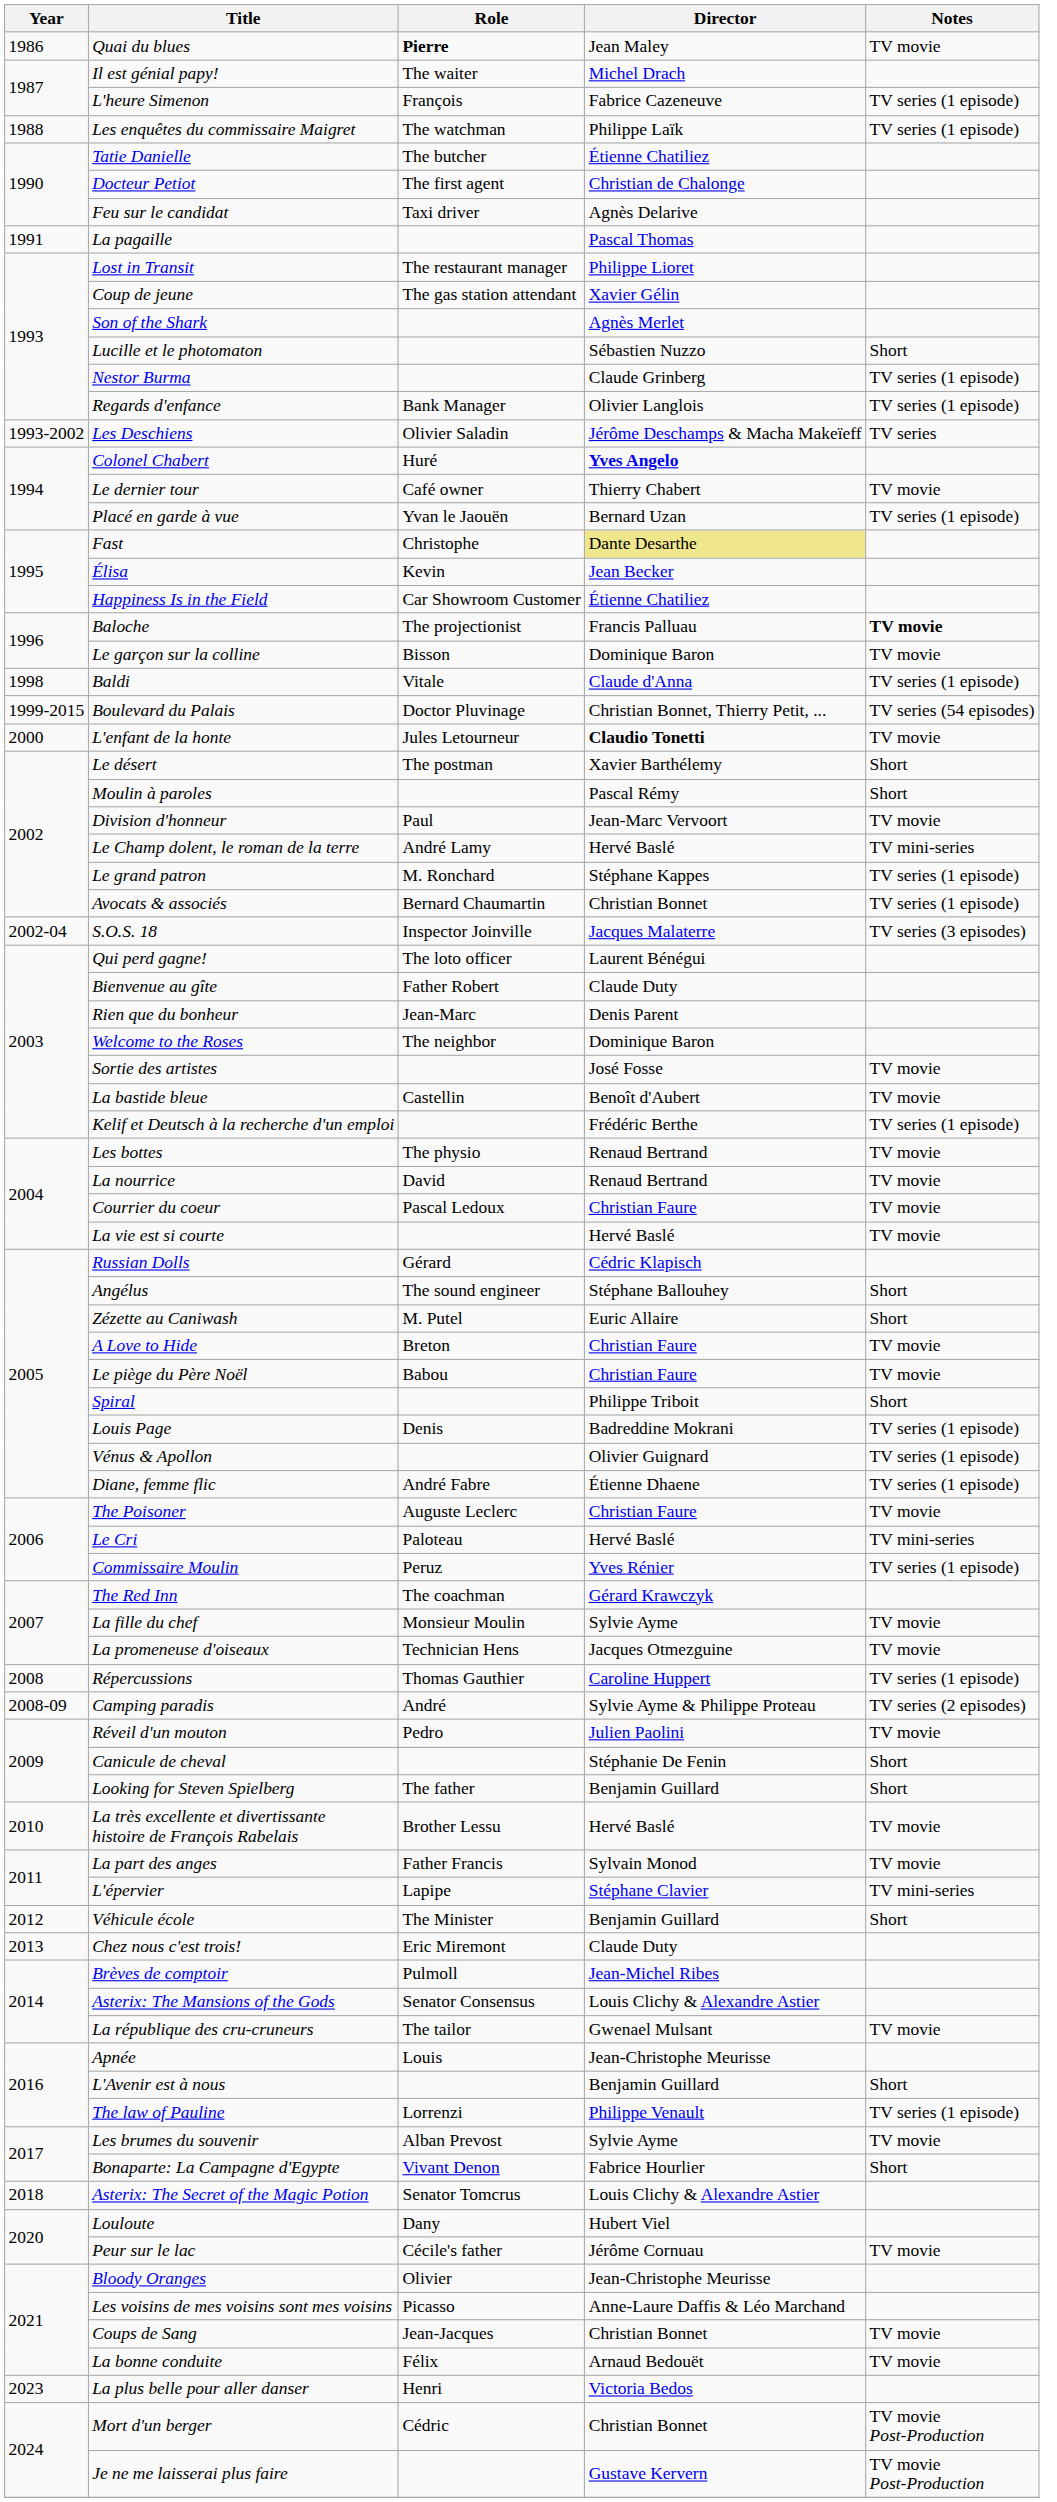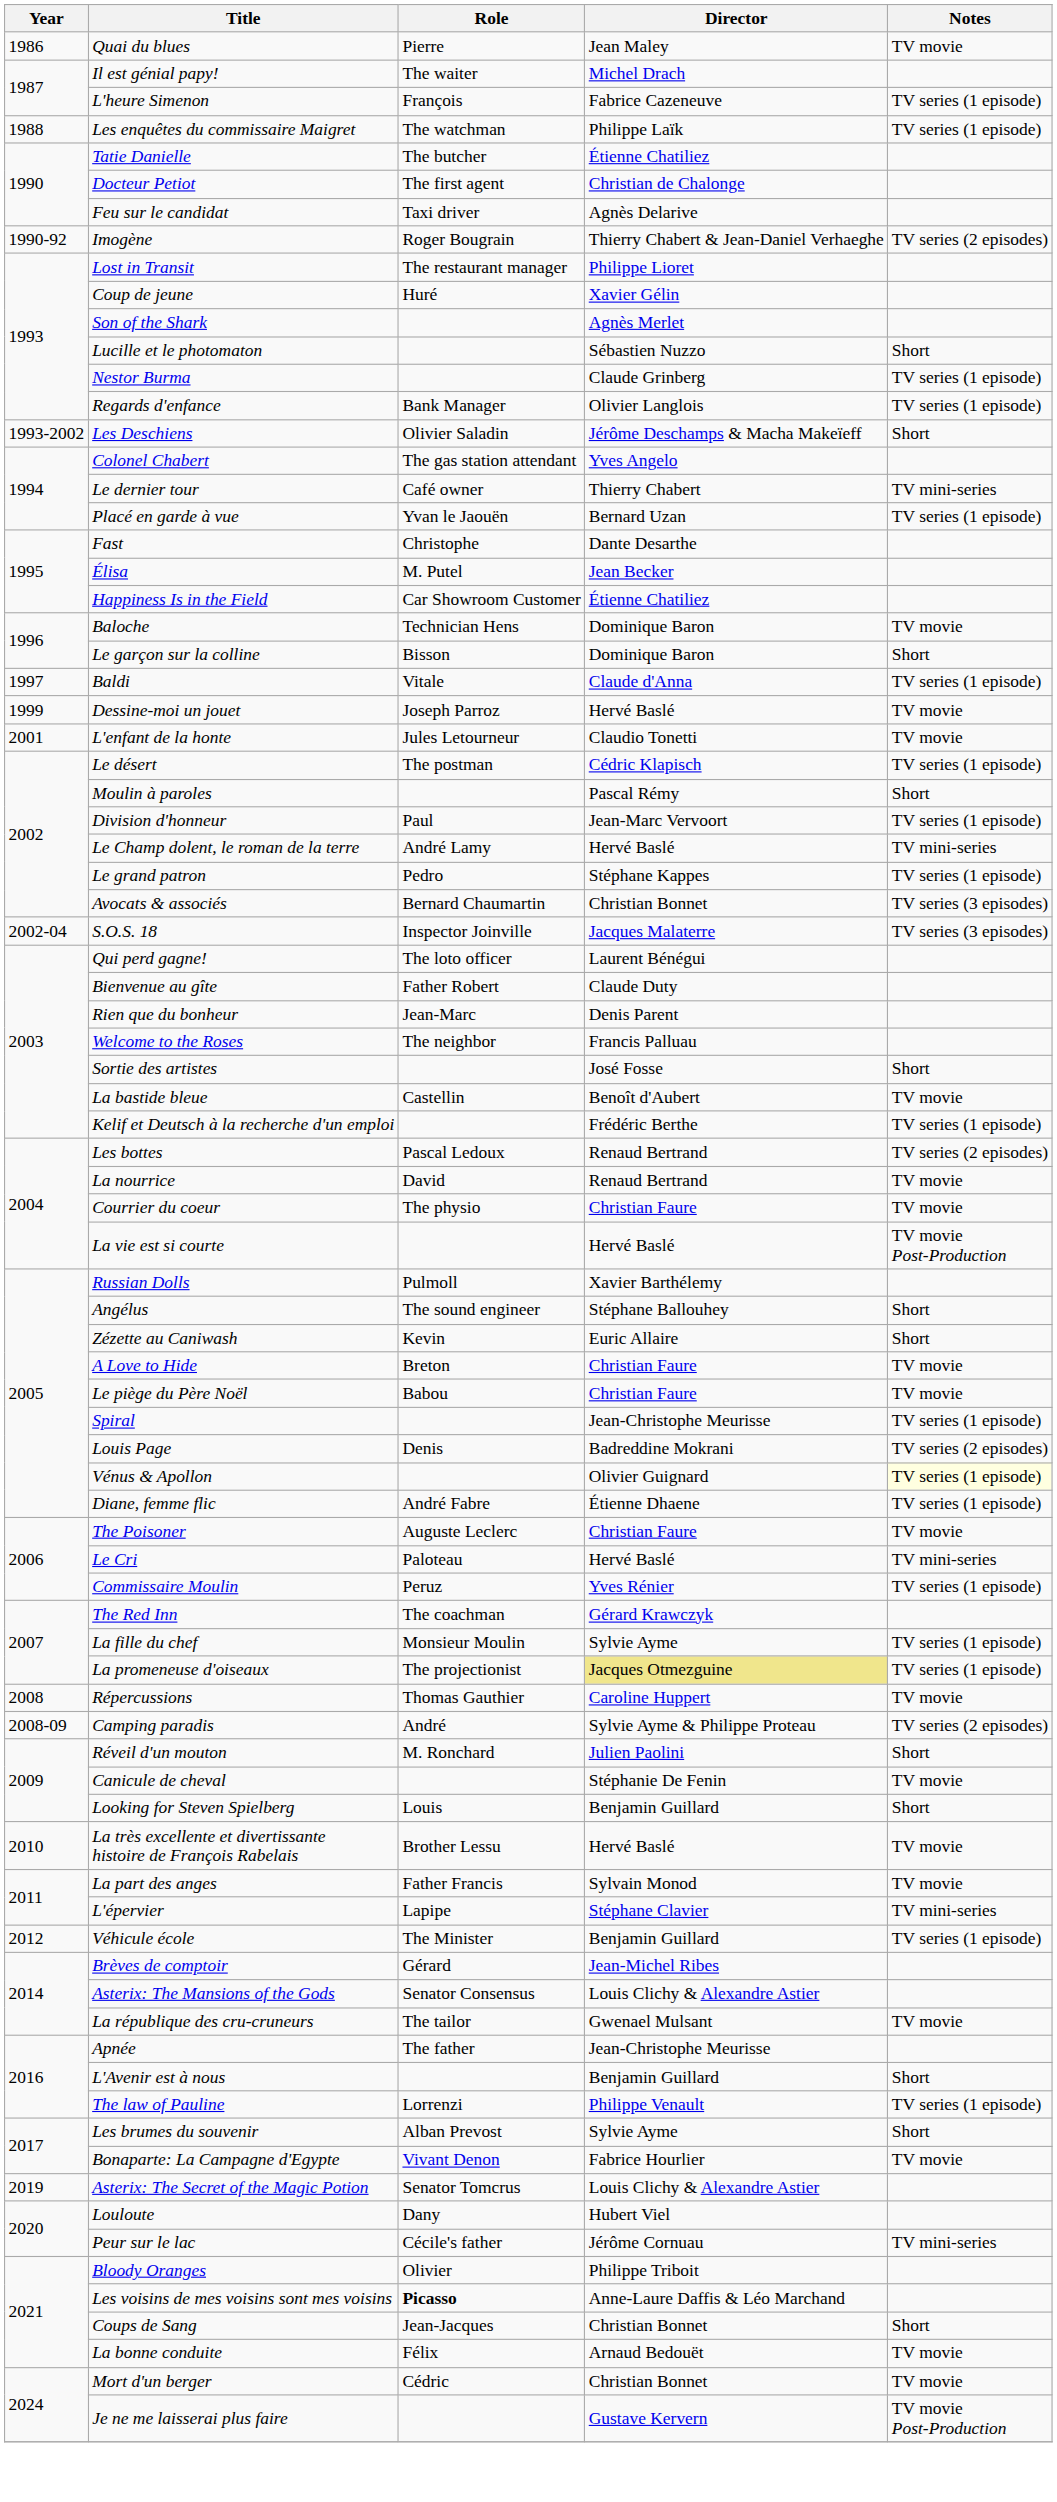(426, 45) bold -> (423, 45) normal
+ row: (122, 239)
- row: (132, 239)
(489, 294) The gas station attendant -> (420, 294) Huré
(903, 433) TV series -> (911, 433) Short
(420, 460) Huré -> (489, 460) The gas station attendant
(634, 460) bold -> (633, 460) normal
(905, 488) TV movie -> (944, 488) TV mini-series
(643, 543) khaki background -> (643, 543) no background
(424, 571) Kevin -> (432, 571) M. Putel
(462, 626) The projectionist -> (461, 626) Technician Hens
(643, 626) Francis Palluau -> (651, 626) Dominique Baron
(906, 626) bold -> (927, 626) normal
(905, 654) TV movie -> (911, 654) Short
(26, 682) 1998 -> (26, 682) 1997
+ row: (166, 709)
- row: (164, 709)
(26, 737) 2000 -> (26, 737) 2001
(647, 737) bold -> (643, 737) normal
(655, 765) Xavier Barthélemy -> (645, 765) Cédric Klapisch
(889, 765) Short -> (967, 765) TV series (1 episode)
(905, 820) TV movie -> (967, 820) TV series (1 episode)
(448, 875) M. Ronchard -> (423, 875) Pedro
(944, 903) TV series (1 episode) -> (970, 903) TV series (3 episodes)
(651, 1041) Dominique Baron -> (643, 1041) Francis Palluau
(905, 1069) TV movie -> (911, 1069) Short
(441, 1152) The physio -> (454, 1152) Pascal Ledoux
(905, 1152) TV movie -> (970, 1152) TV series (2 episodes)
(454, 1207) Pascal Ledoux -> (441, 1207) The physio
(905, 1235) TV movie -> (949, 1245) TV movie Post-Production
(427, 1262) Gérard -> (430, 1282) Pulmoll
(645, 1262) Cédric Klapisch -> (655, 1282) Xavier Barthélemy
(432, 1318) M. Putel -> (424, 1337) Kevin
(644, 1401) Philippe Triboit -> (680, 1420) Jean-Christophe Meurisse
(889, 1401) Short -> (967, 1420) TV series (1 episode)
(944, 1428) TV series (1 episode) -> (970, 1448) TV series (2 episodes)
(944, 1456) no background -> (967, 1476) lightyellow background
(905, 1622) TV movie -> (967, 1642) TV series (1 episode)
(461, 1650) Technician Hens -> (462, 1669) The projectionist
(661, 1650) no background -> (661, 1669) khaki background
(905, 1650) TV movie -> (967, 1669) TV series (1 episode)
(944, 1677) TV series (1 episode) -> (927, 1697) TV movie
(423, 1733) Pedro -> (448, 1752) M. Ronchard
(905, 1733) TV movie -> (911, 1752) Short
(889, 1760) Short -> (927, 1780) TV movie
(439, 1788) The father -> (422, 1808) Louis
(889, 1918) Short -> (967, 1938) TV series (1 episode)
- row: (167, 1946)
(430, 1974) Pulmoll -> (427, 1966) Gérard
(422, 2057) Louis -> (439, 2048) The father
(905, 2140) TV movie -> (911, 2131) Short
(889, 2167) Short -> (927, 2159) TV movie
(26, 2195) 2018 -> (26, 2187) 2019
(905, 2250) TV movie -> (944, 2242) TV mini-series
(680, 2278) Jean-Christophe Meurisse -> (644, 2270) Philippe Triboit
(429, 2305) normal -> (430, 2297) bold
(905, 2333) TV movie -> (911, 2325) Short
- row: (200, 2388)
(927, 2426) TV movie Post-Production -> (927, 2380) TV movie
